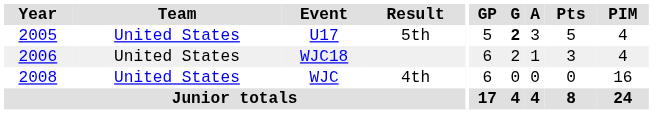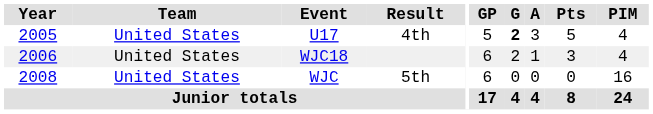(416, 36) 5th -> (416, 36) 4th
(416, 78) 4th -> (416, 78) 5th
